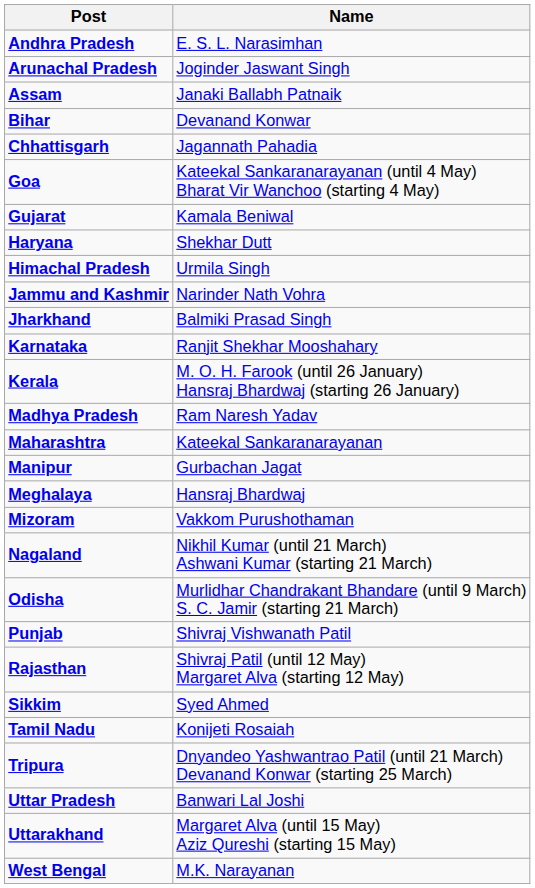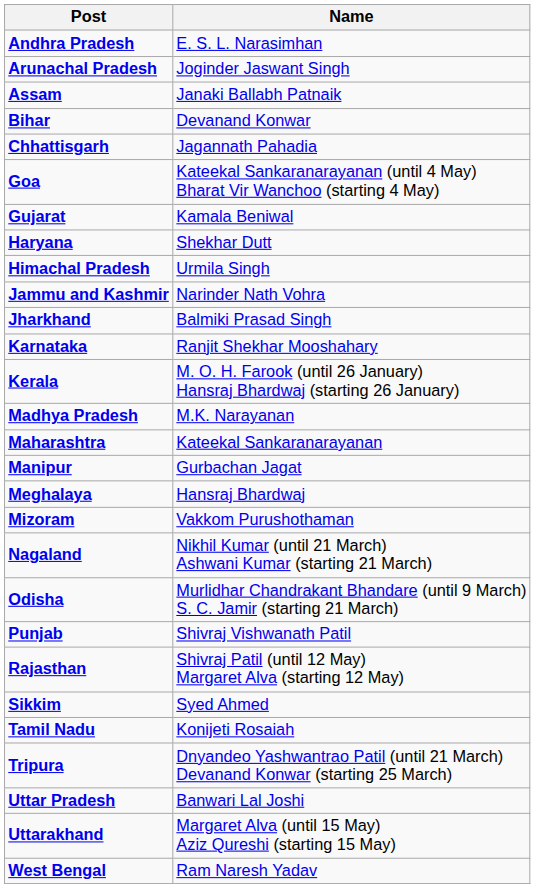(247, 416) Ram Naresh Yadav -> (235, 416) M.K. Narayanan
(235, 870) M.K. Narayanan -> (247, 870) Ram Naresh Yadav
